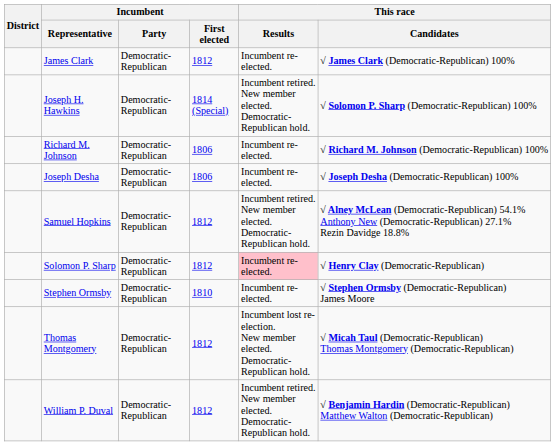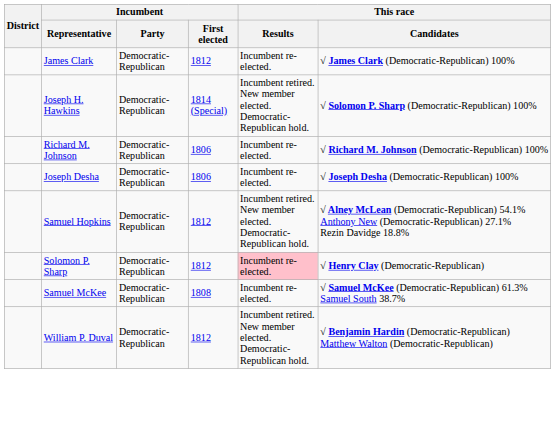+ row: (75, 293)
- row: (77, 293)
- row: (70, 343)
